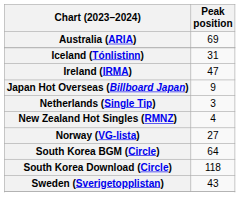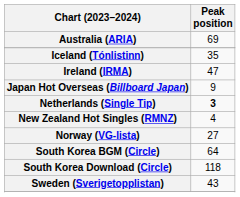(213, 55) 31 -> (213, 55) 35
(213, 103) normal -> (213, 103) bold
